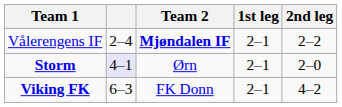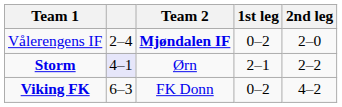(258, 41) 2–1 -> (258, 41) 0–2
(310, 41) 2–2 -> (310, 41) 2–0
(310, 65) 2–0 -> (310, 65) 2–2
(258, 89) 2–1 -> (258, 89) 0–2
